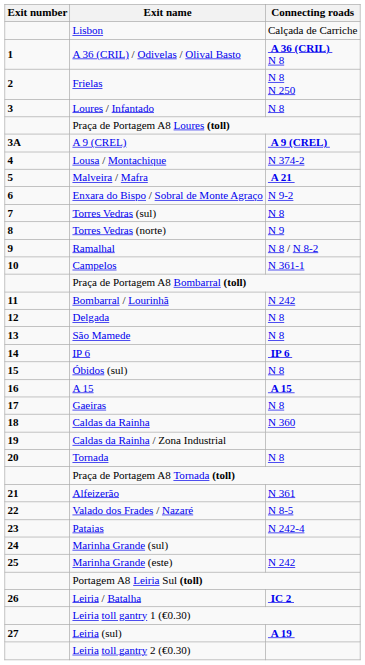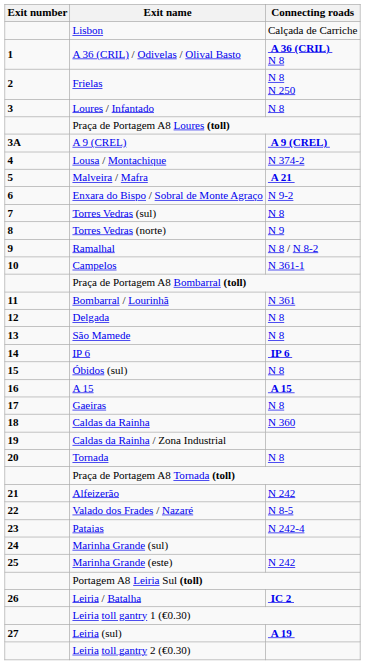(282, 300) N 242 -> (282, 300) N 361
(282, 493) N 361 -> (282, 493) N 242
